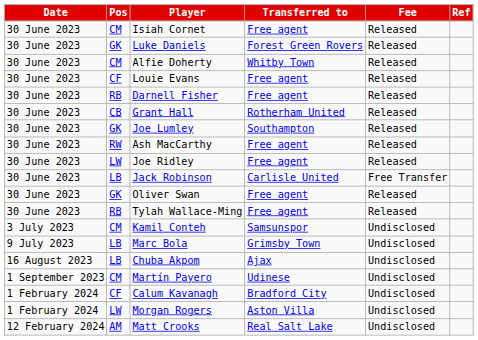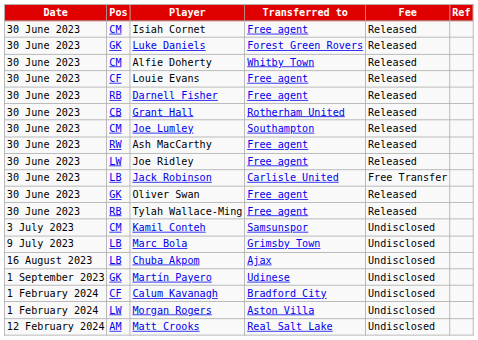(115, 128) GK -> (115, 128) CM
(115, 277) CM -> (115, 277) GK
